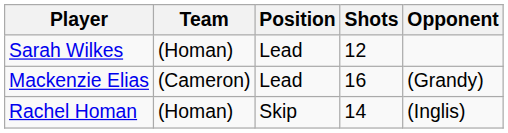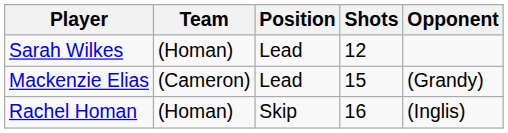(355, 81) 16 -> (355, 81) 15
(355, 111) 14 -> (355, 111) 16
